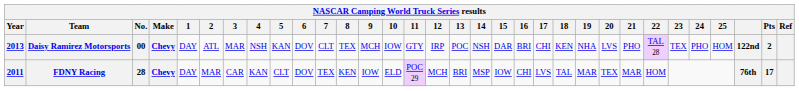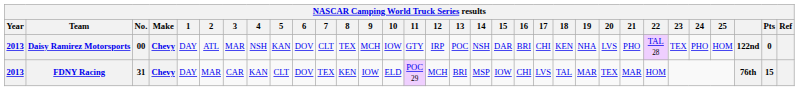(769, 47) 2 -> (769, 47) 0
(15, 73) 2011 -> (15, 73) 2013
(141, 73) 28 -> (141, 73) 31
(769, 73) 17 -> (769, 73) 15
